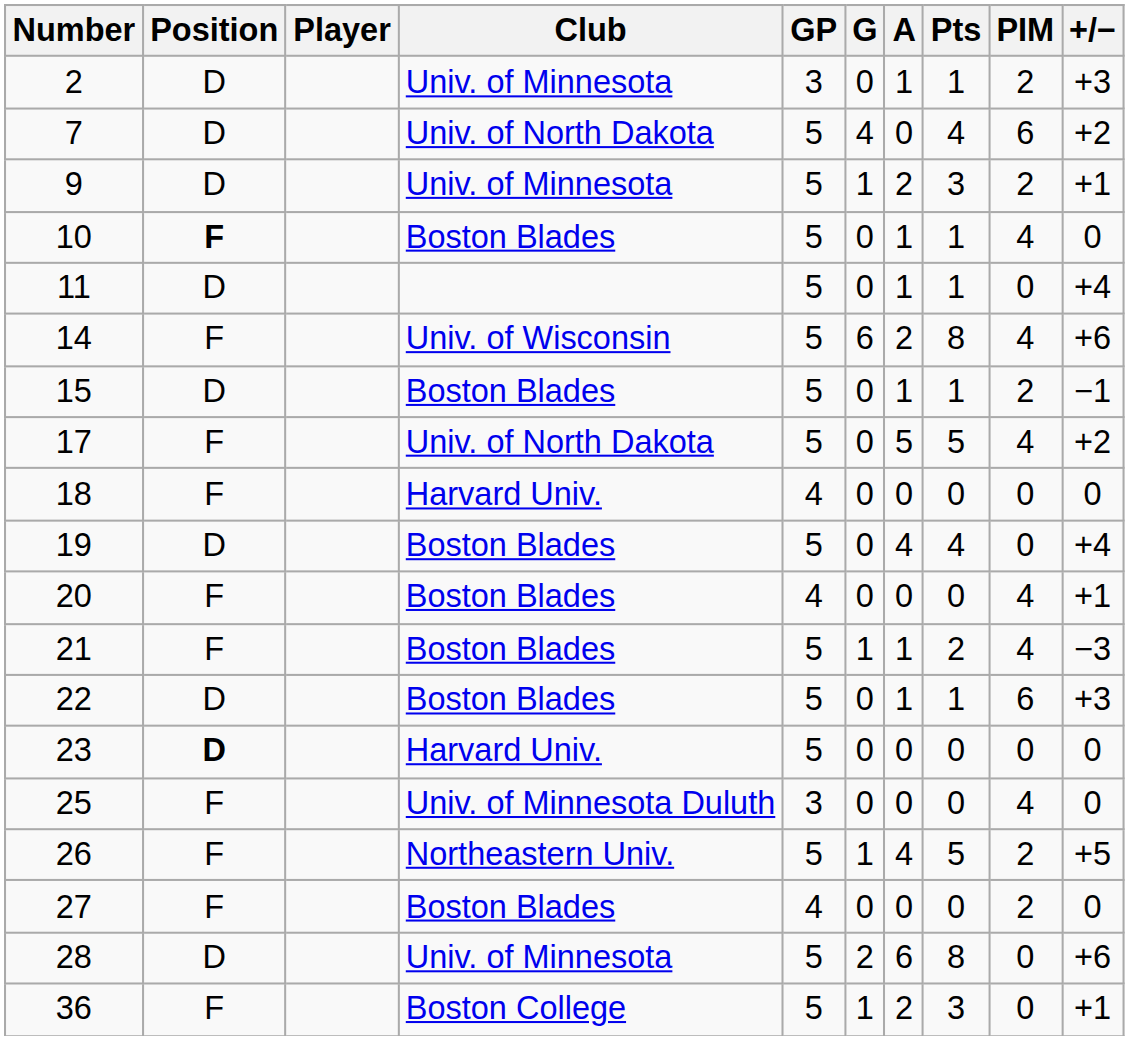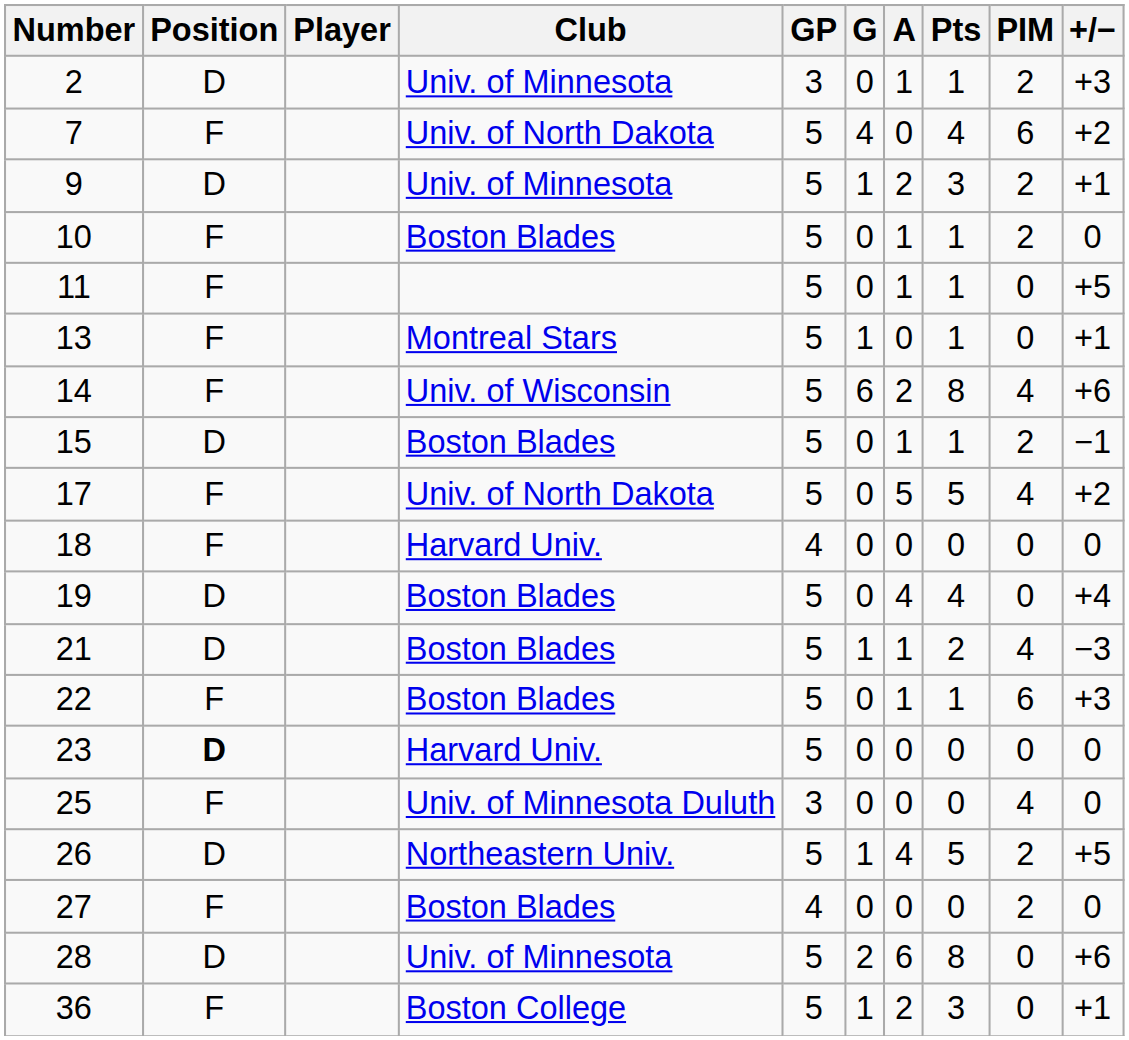(214, 133) D -> (214, 133) F
(214, 236) bold -> (214, 236) normal
(1025, 236) 4 -> (1025, 236) 2
(214, 287) D -> (214, 287) F
(1093, 287) +4 -> (1093, 287) +5
+ row: (74, 339)
- row: (74, 596)
(214, 648) F -> (214, 648) D
(214, 699) D -> (214, 699) F
(214, 854) F -> (214, 854) D
